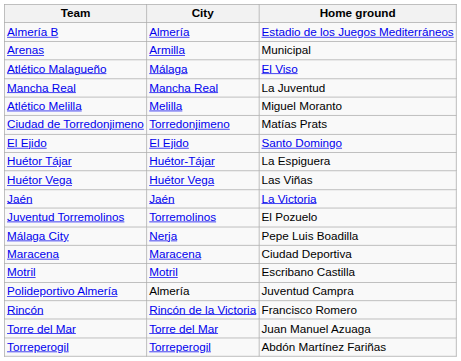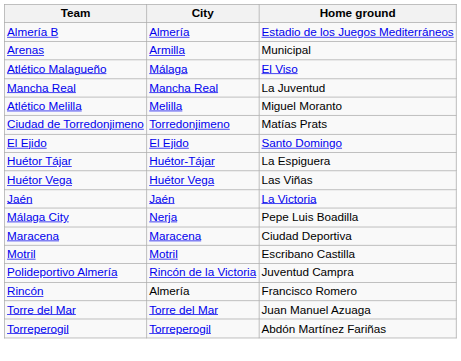- row: (66, 217)
(169, 291) Almería -> (203, 273) Rincón de la Victoria
(203, 310) Rincón de la Victoria -> (169, 291) Almería
